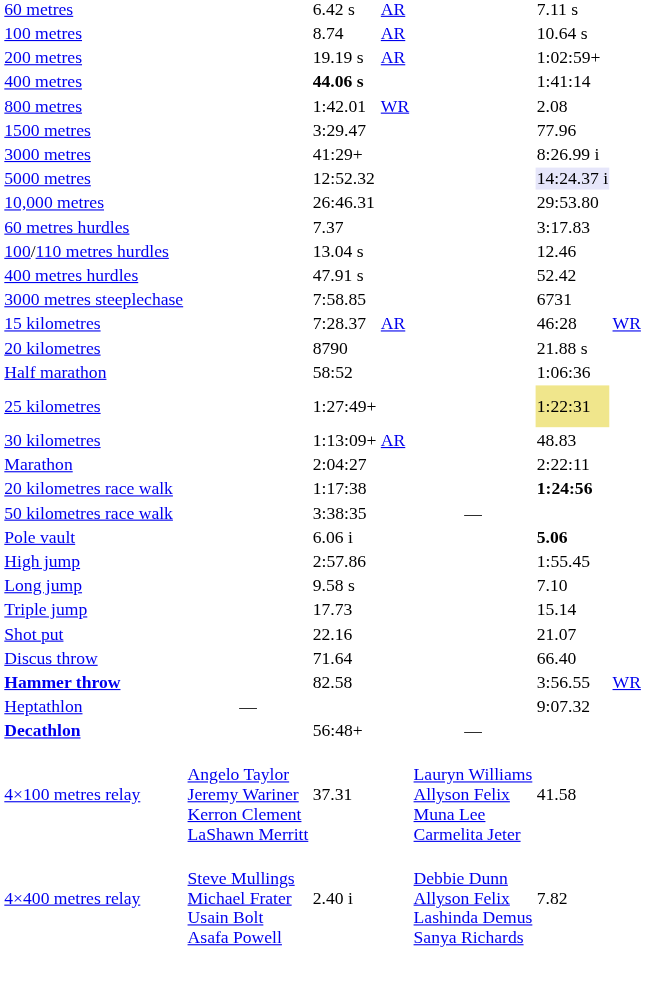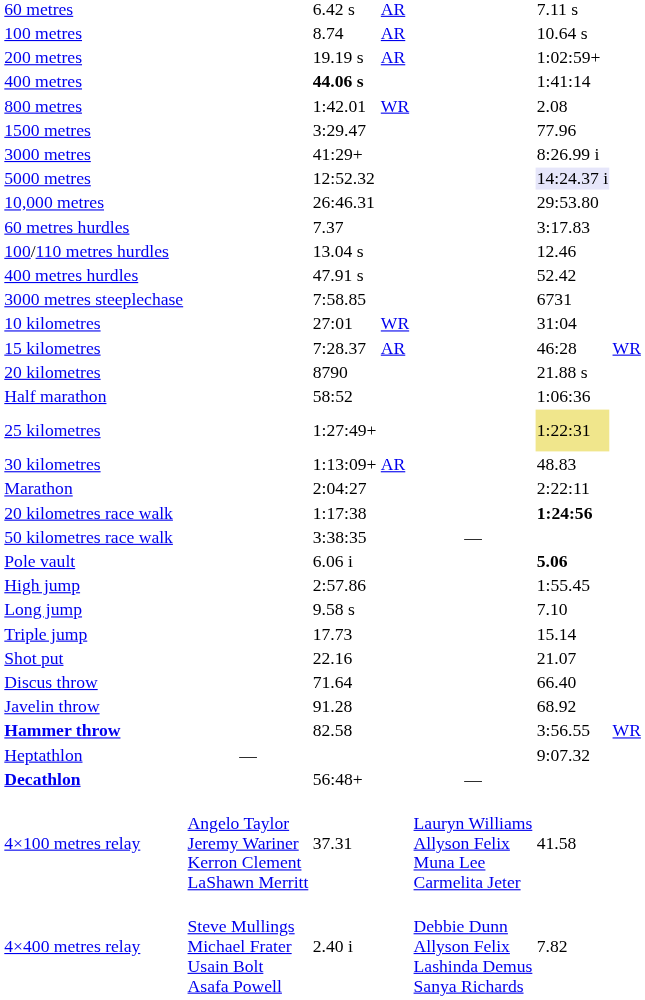+ row: (52, 323)
+ row: (52, 706)
